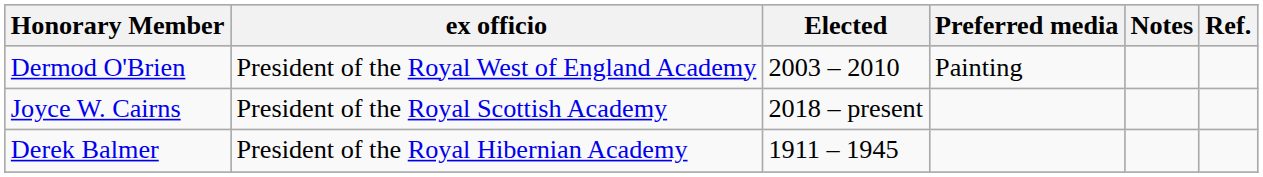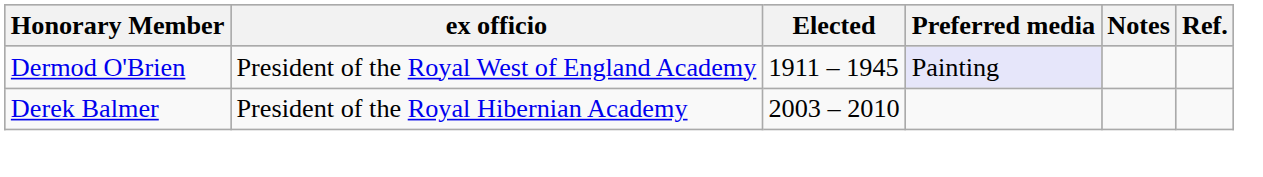(834, 66) 2003 – 2010 -> (834, 66) 1911 – 1945
(979, 66) no background -> (956, 66) lavender background
- row: (96, 108)
(834, 150) 1911 – 1945 -> (834, 108) 2003 – 2010
